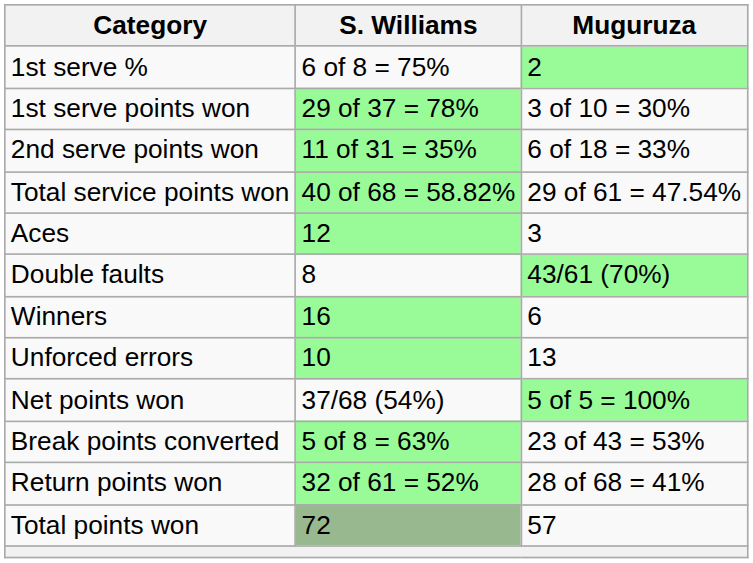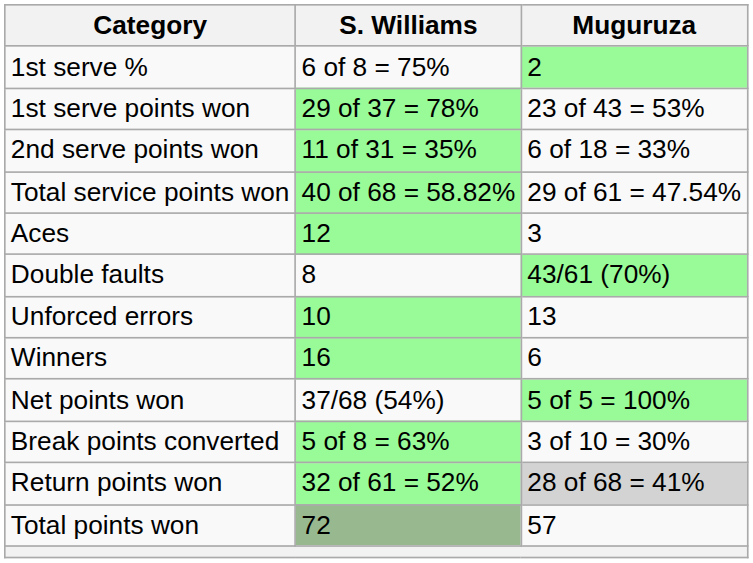(609, 108) 3 of 10 = 30% -> (616, 108) 23 of 43 = 53%
rows swapped: (59, 316) <-> (102, 358)
(616, 441) 23 of 43 = 53% -> (609, 441) 3 of 10 = 30%
(616, 483) no background -> (616, 483) lightgrey background
